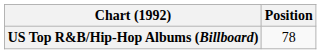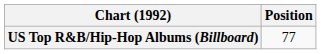(289, 37) 78 -> (289, 37) 77
